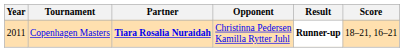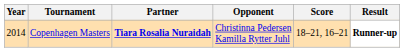columns swapped: (371, 12) <-> (318, 12)
(16, 34) 2011 -> (16, 34) 2014
